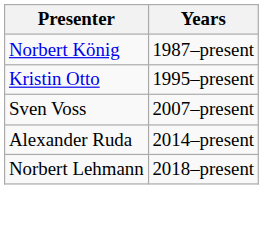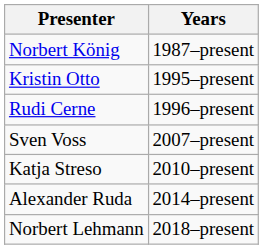+ row: (52, 109)
+ row: (55, 169)
